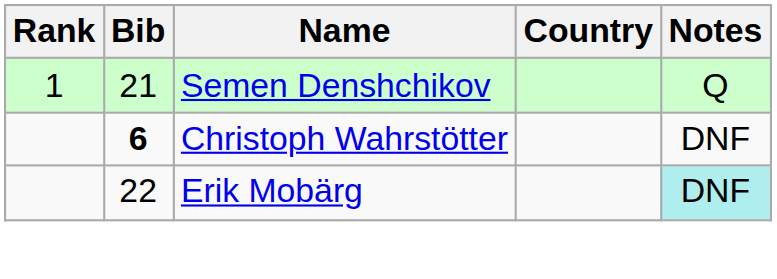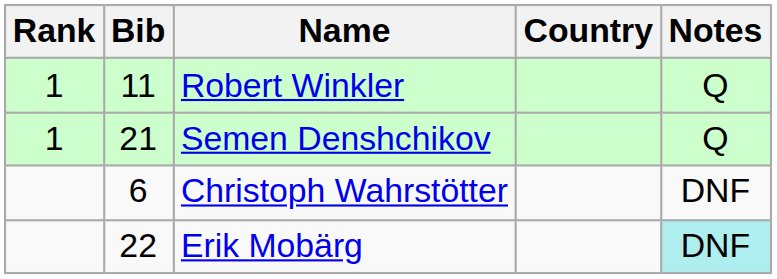+ row: (293, 84)
(138, 138) bold -> (138, 191) normal
